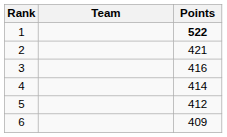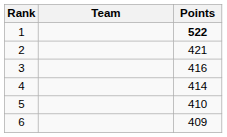(198, 104) 412 -> (198, 104) 410
